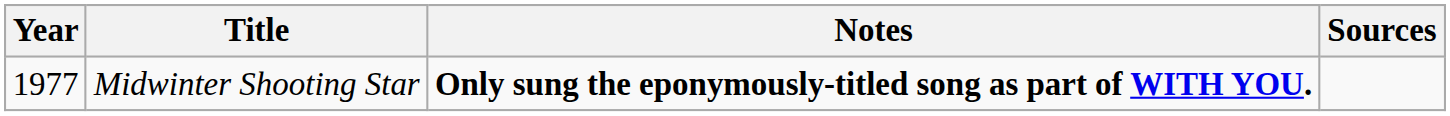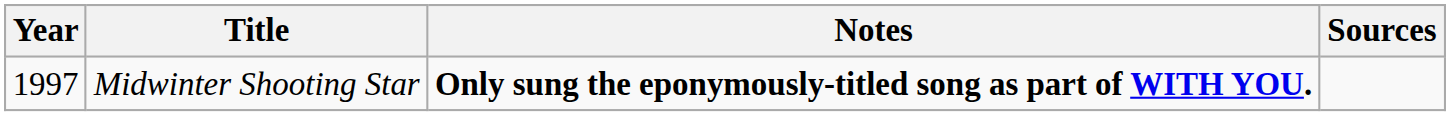(46, 82) 1977 -> (46, 82) 1997
